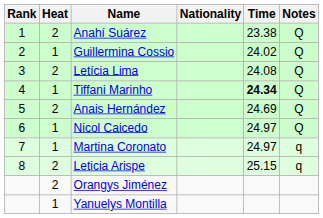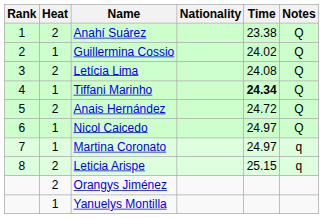(262, 109) 24.69 -> (262, 109) 24.72
